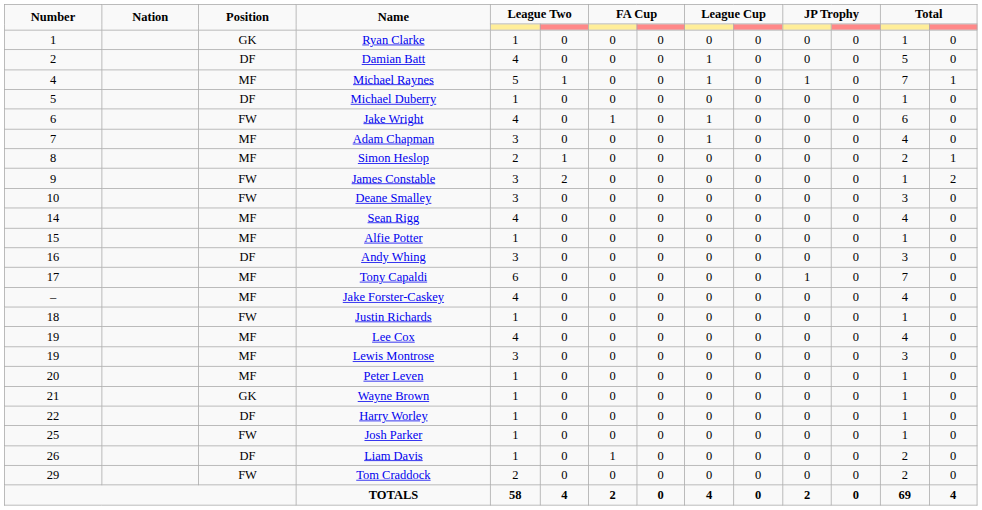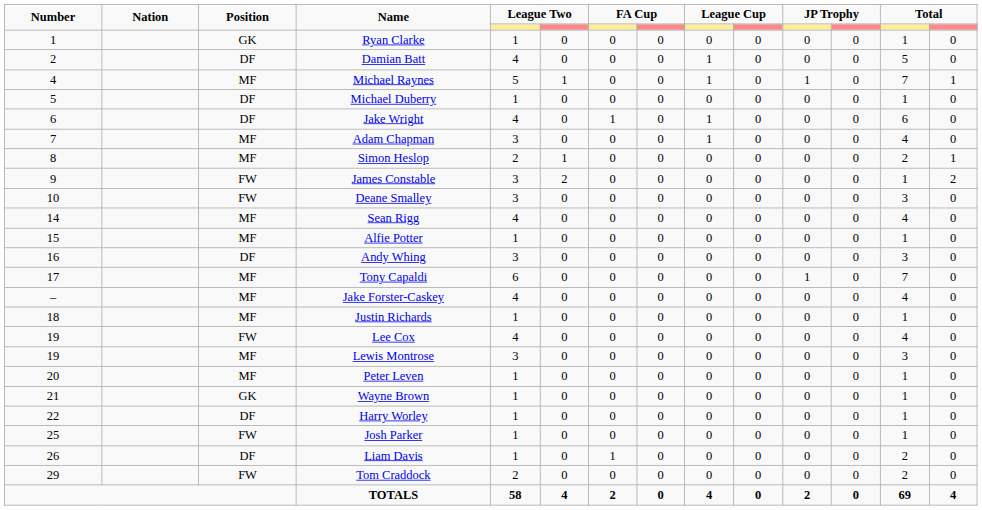(248, 119) FW -> (248, 119) DF
(248, 317) FW -> (248, 317) MF
(248, 336) MF -> (248, 336) FW
